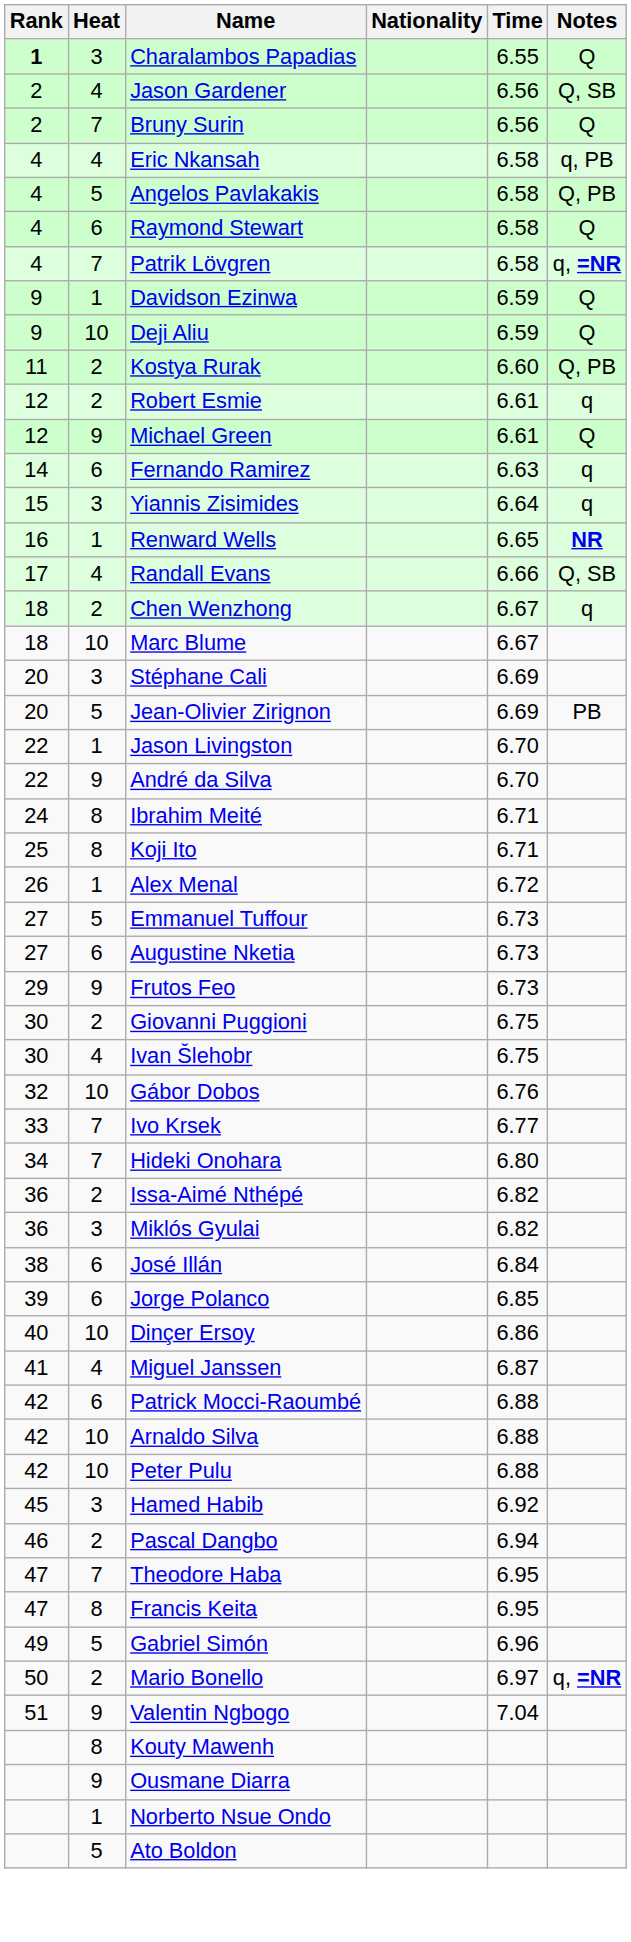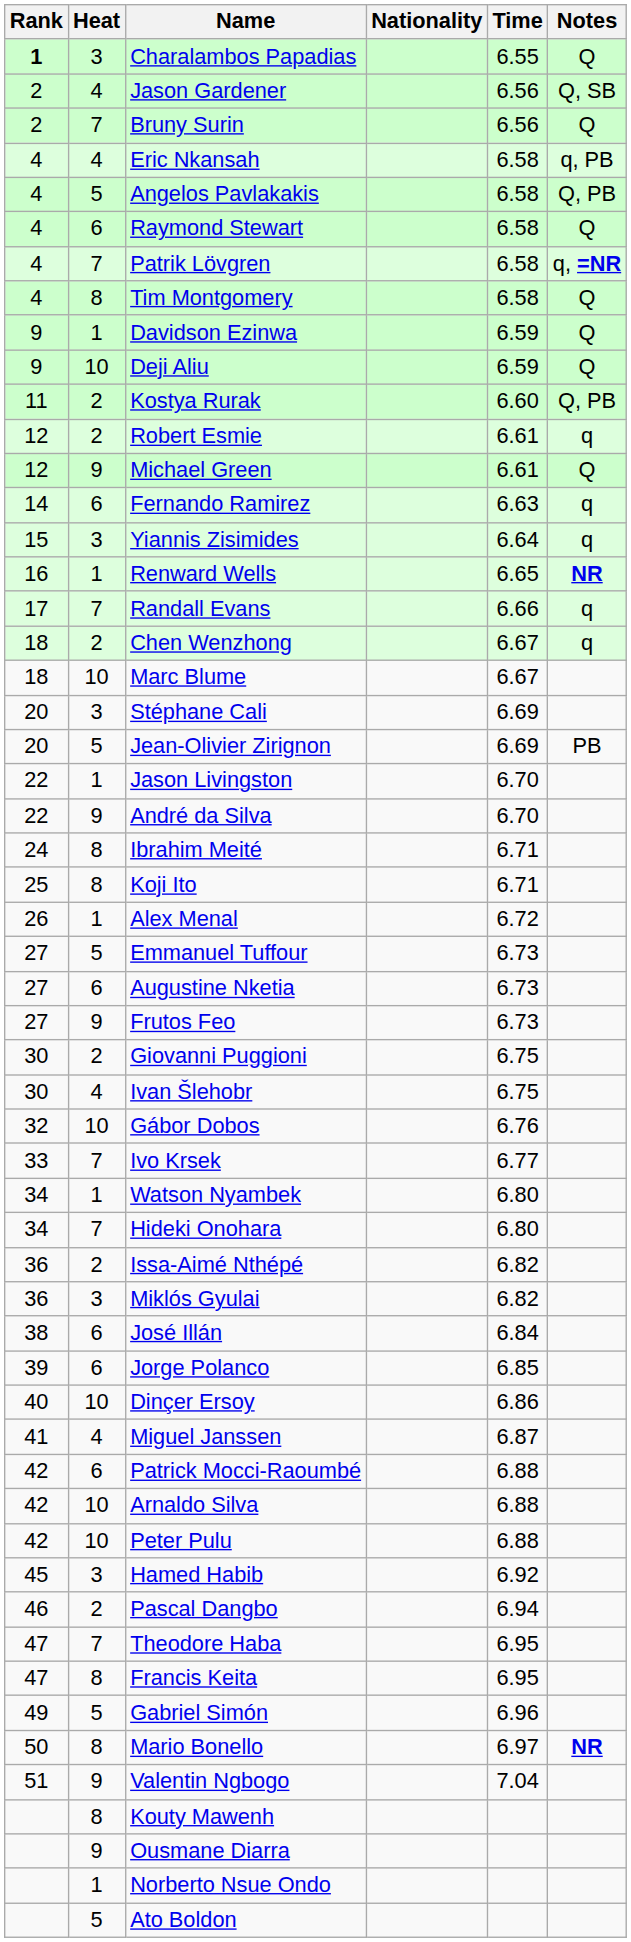+ row: (211, 297)
(97, 573) 4 -> (97, 608) 7
(587, 573) Q, SB -> (587, 608) q
(36, 988) 29 -> (36, 1022) 27
+ row: (216, 1195)
(97, 1678) 2 -> (97, 1747) 8
(587, 1678) q, =NR -> (587, 1747) NR
